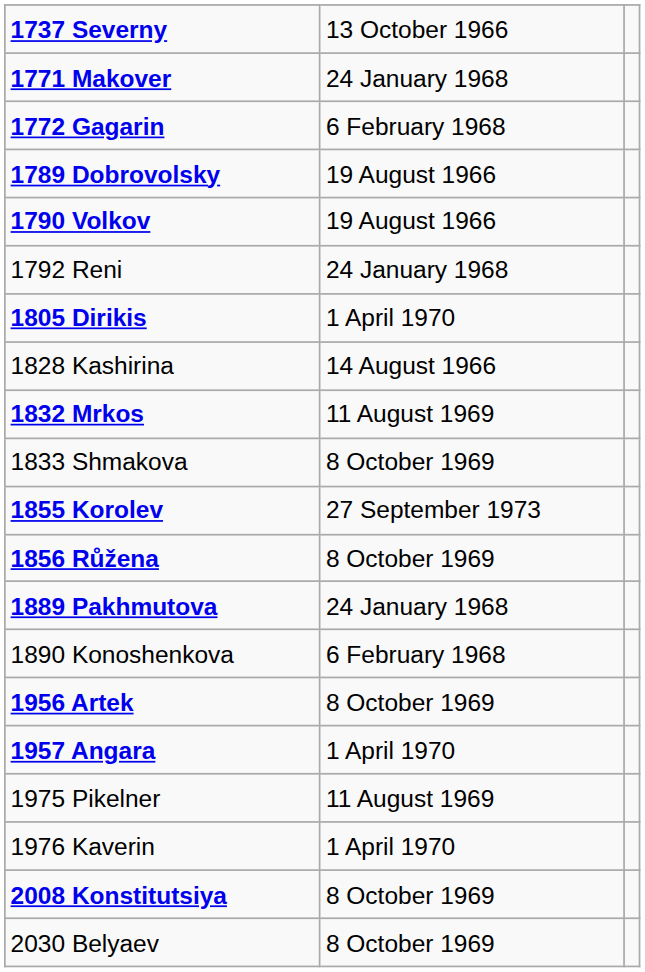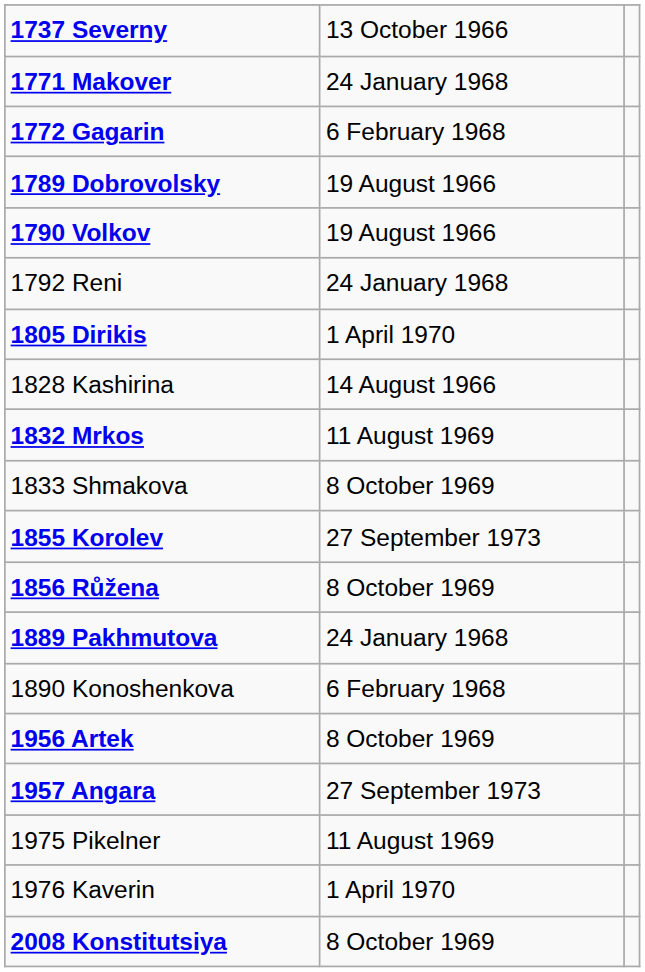(391, 750) 1 April 1970 -> (433, 789) 27 September 1973
- row: (85, 943)
